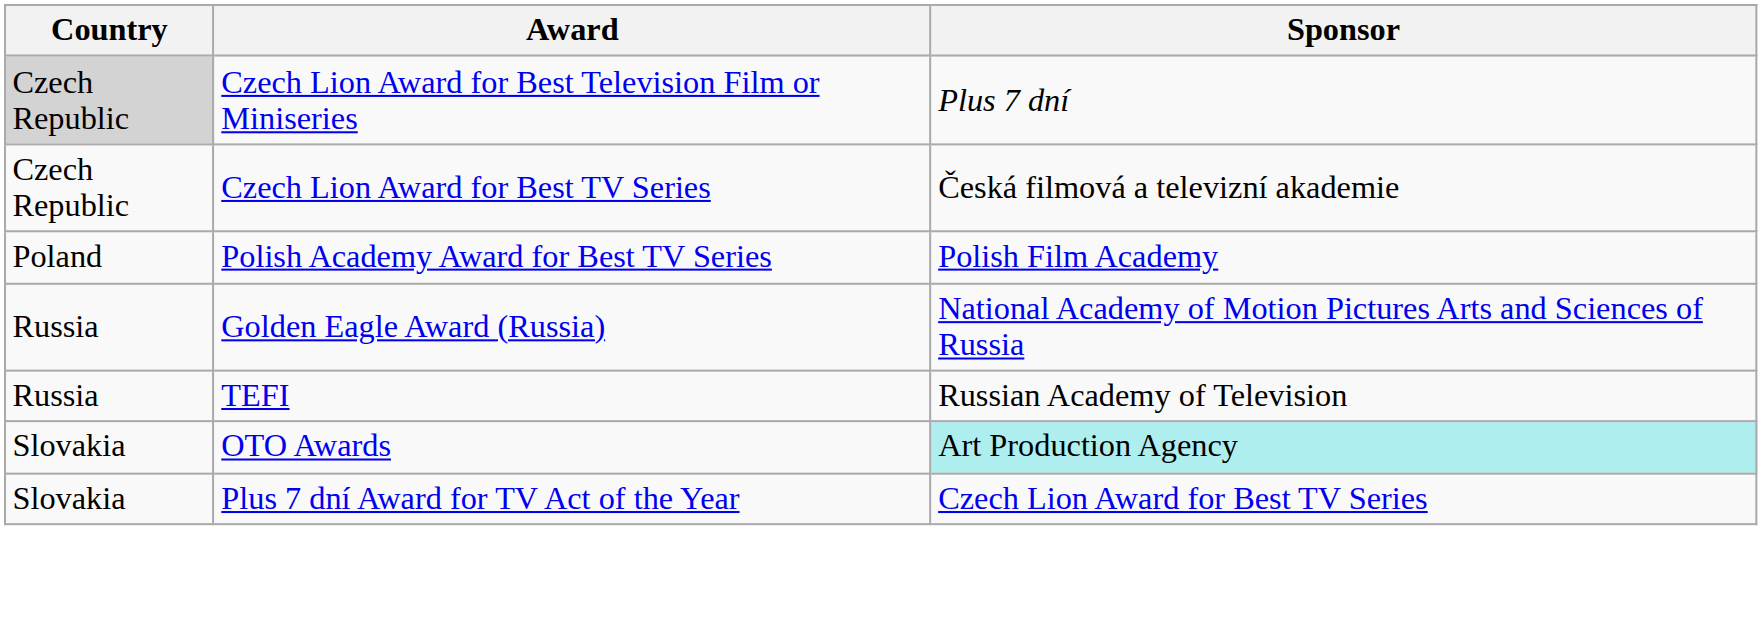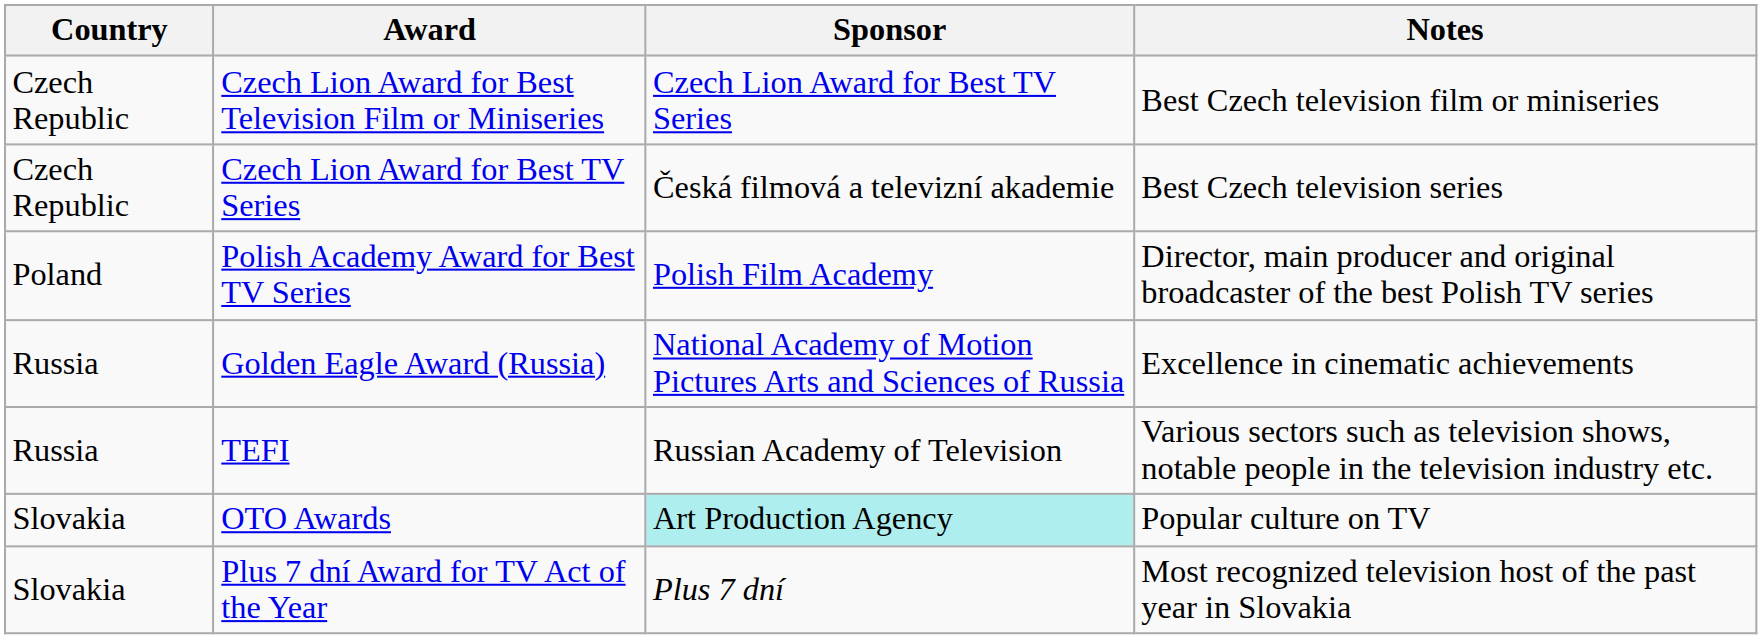+ column: (1445, 30)
(71, 99) lightgrey background -> (71, 99) no background
(1004, 99) Plus 7 dní -> (855, 99) Czech Lion Award for Best TV Series
(1183, 498) Czech Lion Award for Best TV Series -> (719, 588) Plus 7 dní
